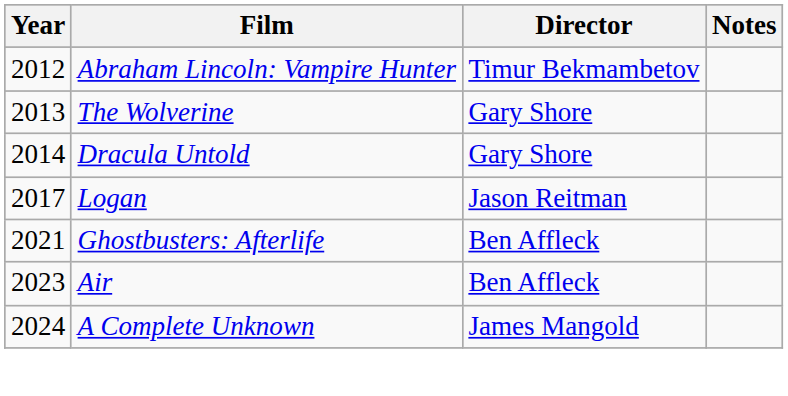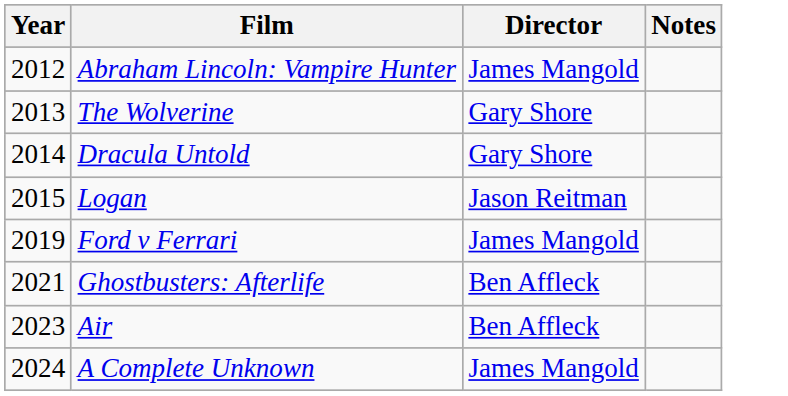(584, 68) Timur Bekmambetov -> (554, 68) James Mangold
(38, 197) 2017 -> (38, 197) 2015
+ row: (157, 240)
